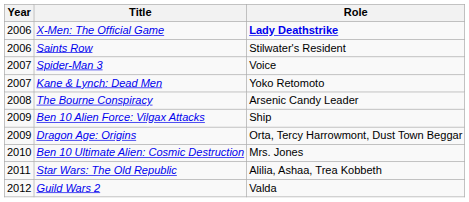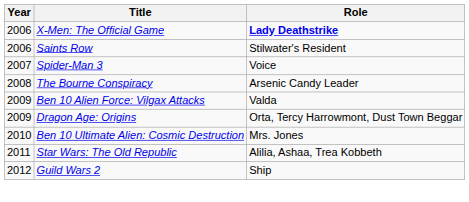- row: (99, 83)
(260, 118) Ship -> (263, 100) Valda
(263, 188) Valda -> (260, 170) Ship
